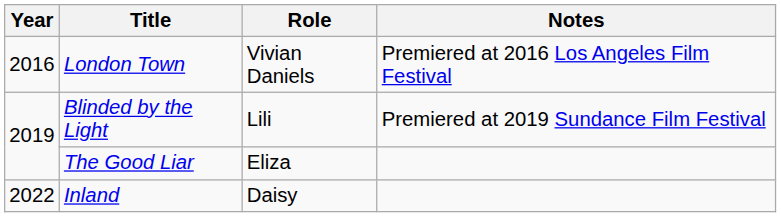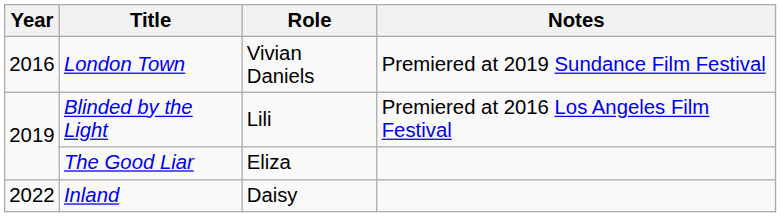(545, 64) Premiered at 2016 Los Angeles Film Festival -> (574, 64) Premiered at 2019 Sundance Film Festival
(574, 119) Premiered at 2019 Sundance Film Festival -> (545, 119) Premiered at 2016 Los Angeles Film Festival
